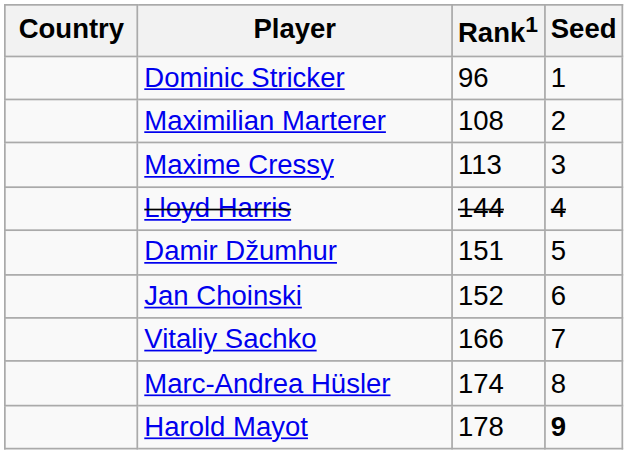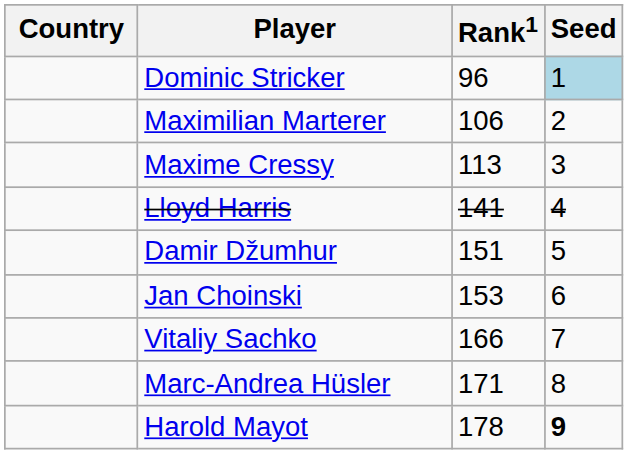(558, 77) no background -> (558, 77) lightblue background
(481, 121) 108 -> (481, 121) 106
(481, 208) 144 -> (481, 208) 141
(481, 295) 152 -> (481, 295) 153
(481, 382) 174 -> (481, 382) 171
